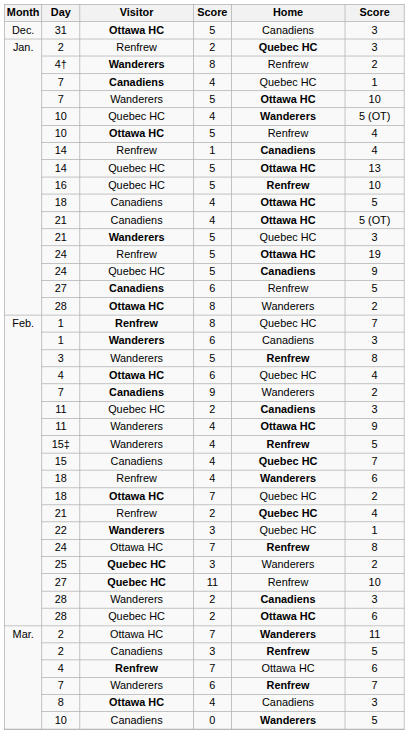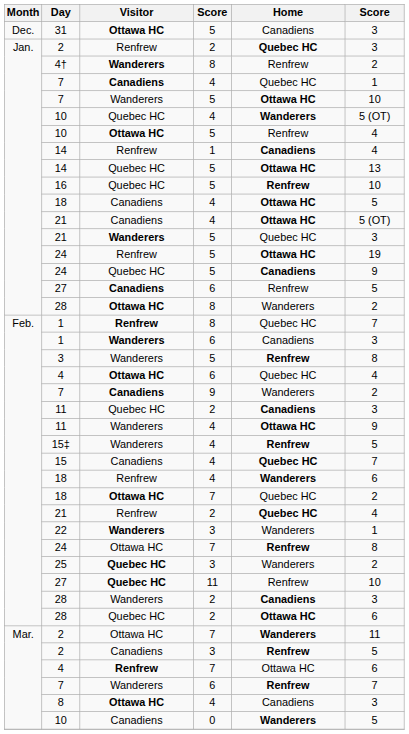(288, 530) Quebec HC -> (288, 530) Wanderers
